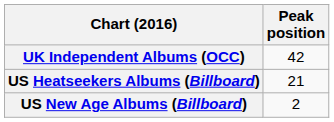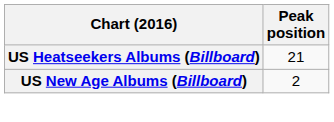- row: (134, 57)
